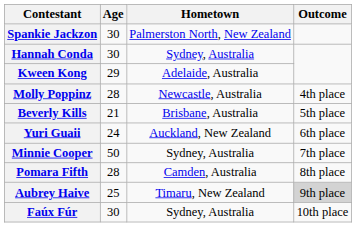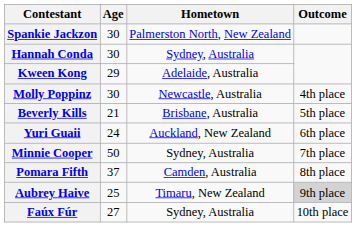(113, 93) 28 -> (113, 93) 30
(113, 172) 28 -> (113, 172) 37
(113, 212) 30 -> (113, 212) 27
